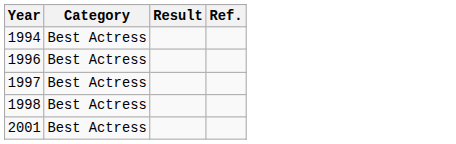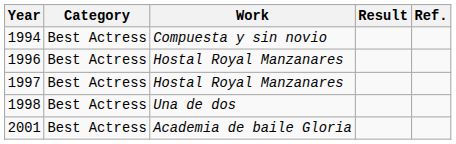+ column: (252, 16)
